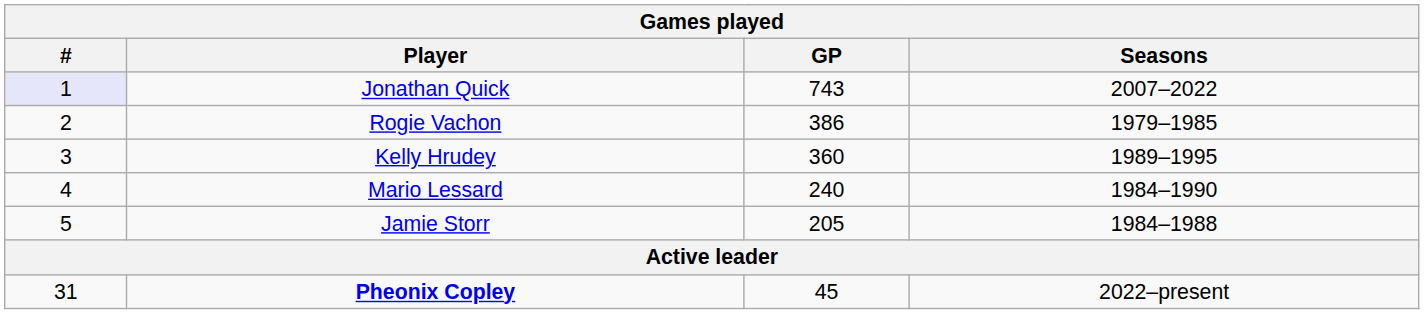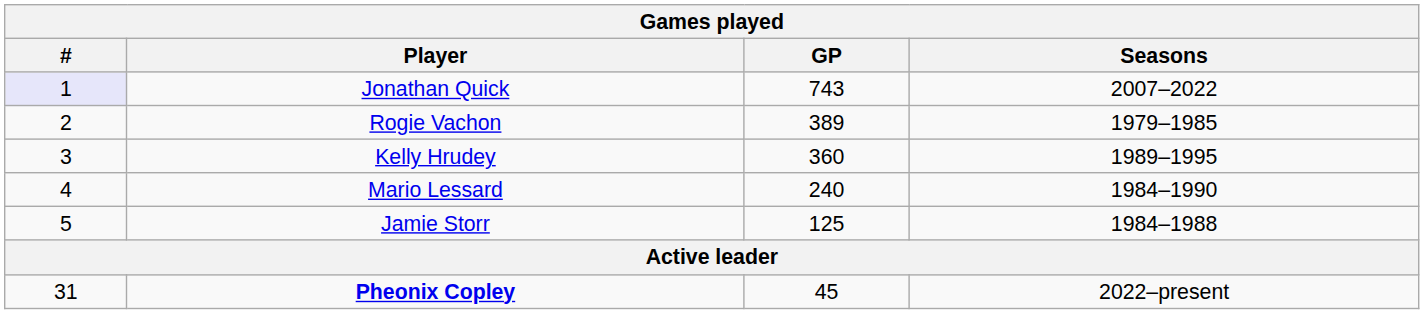(827, 123) 386 -> (827, 123) 389
(827, 224) 205 -> (827, 224) 125
